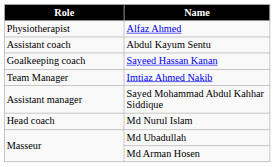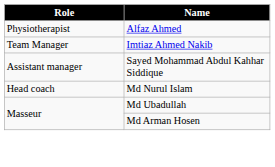- row: (169, 45)
- row: (172, 61)
